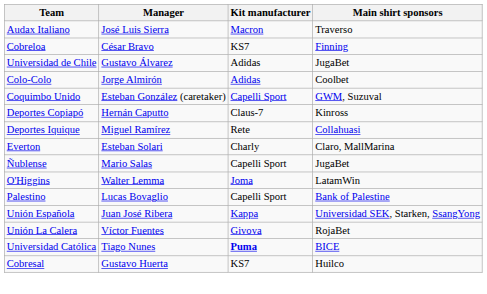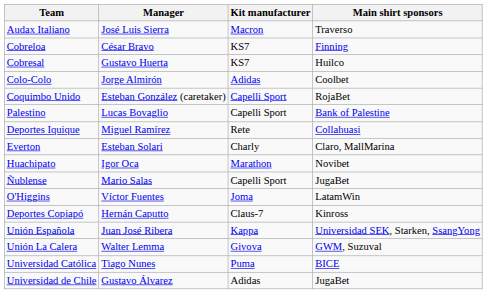rows swapped: (26, 264) <-> (52, 63)
(348, 96) GWM, Suzuval -> (333, 96) RojaBet
rows swapped: (45, 113) <-> (26, 197)
+ row: (31, 163)
(133, 180) Walter Lemma -> (133, 197) Víctor Fuentes
(133, 230) Víctor Fuentes -> (133, 247) Walter Lemma
(333, 230) RojaBet -> (348, 247) GWM, Suzuval
(244, 247) bold -> (243, 264) normal
